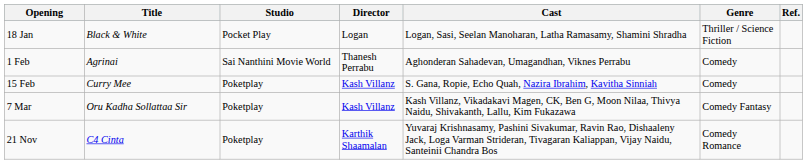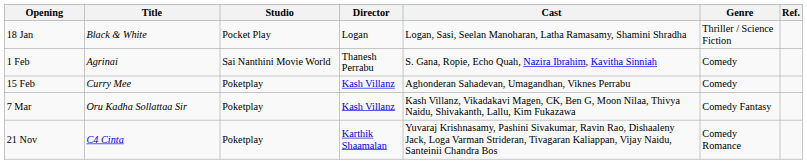(518, 62) Aghonderan Sahadevan, Umagandhan, Viknes Perrabu -> (531, 62) S. Gana, Ropie, Echo Quah, Nazira Ibrahim, Kavitha Sinniah
(531, 84) S. Gana, Ropie, Echo Quah, Nazira Ibrahim, Kavitha Sinniah -> (518, 84) Aghonderan Sahadevan, Umagandhan, Viknes Perrabu
